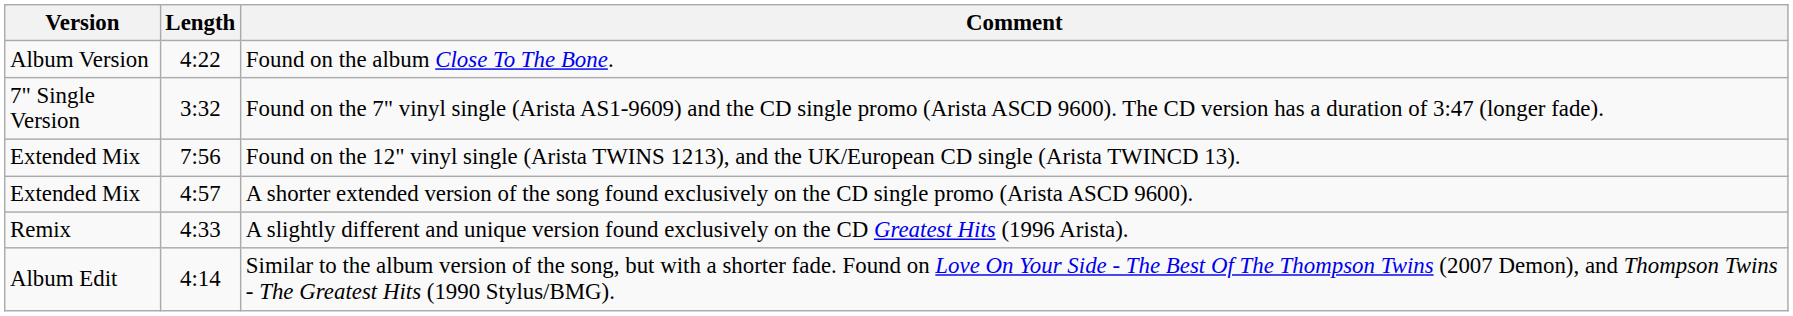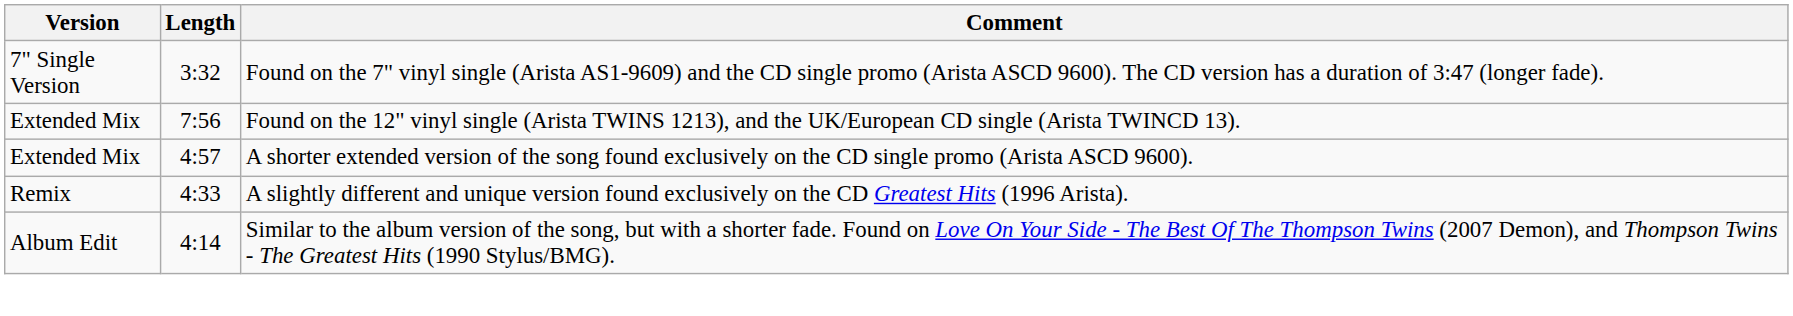- row: (430, 58)
